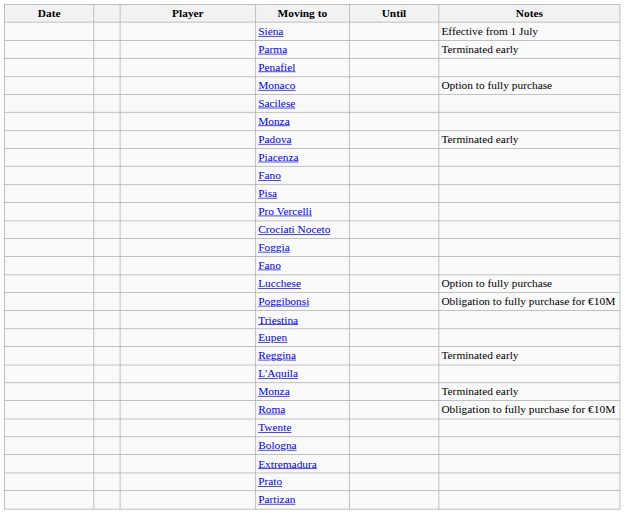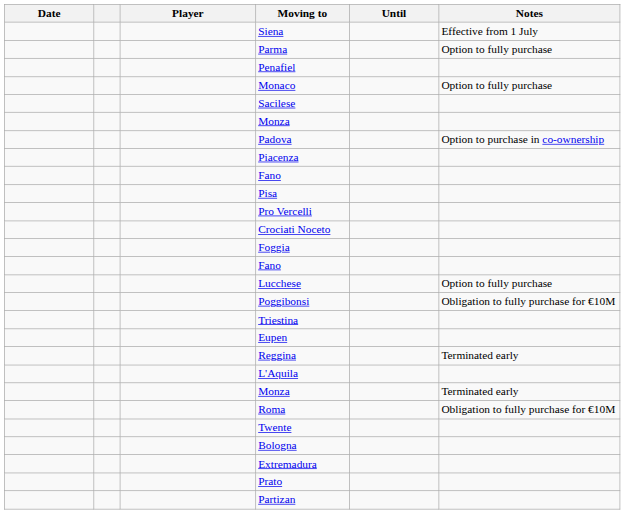(480, 49) Terminated early -> (497, 49) Option to fully purchase
(480, 139) Terminated early -> (523, 139) Option to purchase in co-ownership
